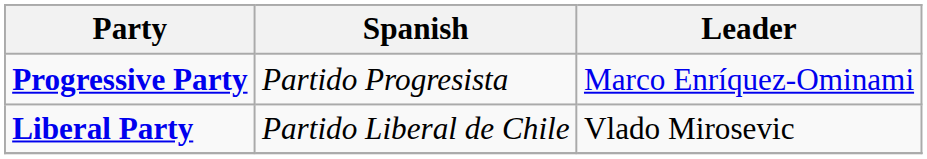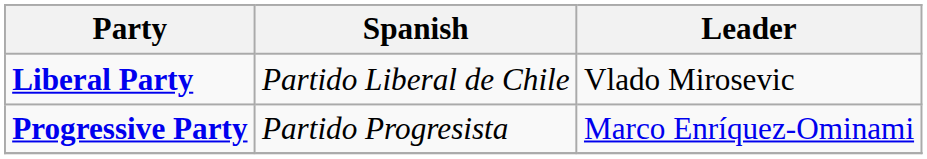rows swapped: (130, 78) <-> (103, 128)
